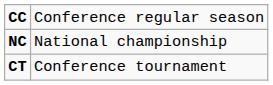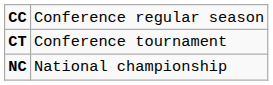rows swapped: (17, 67) <-> (17, 42)
